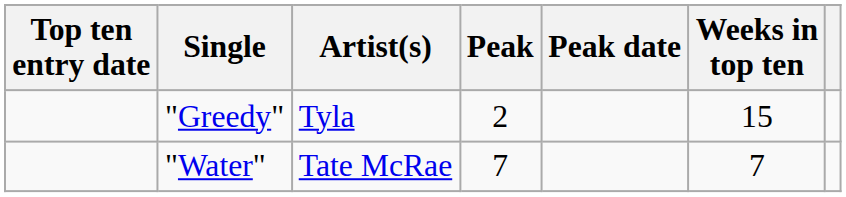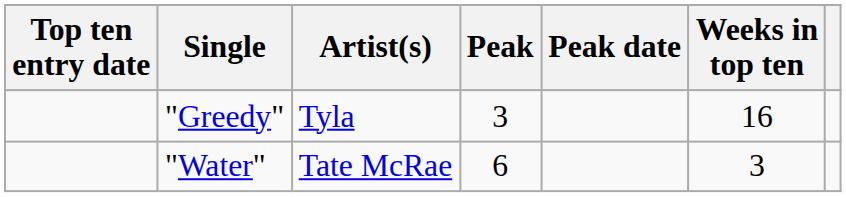(500, 115) 2 -> (500, 115) 3
(757, 115) 15 -> (757, 115) 16
(500, 165) 7 -> (500, 165) 6
(757, 165) 7 -> (757, 165) 3
